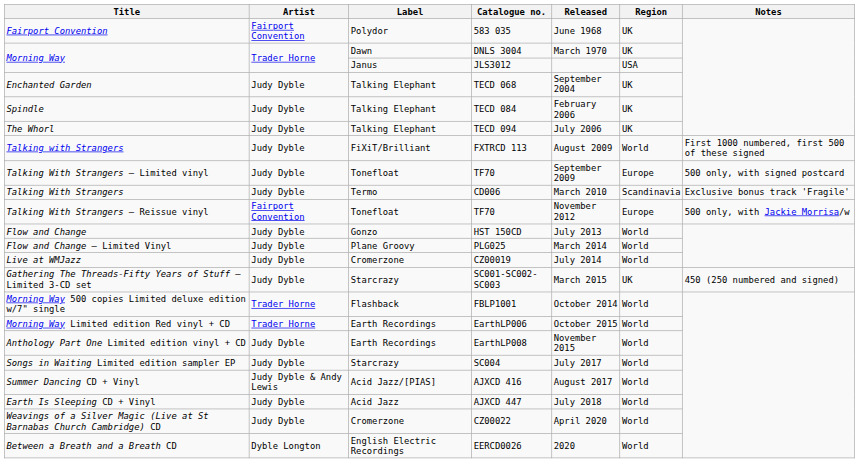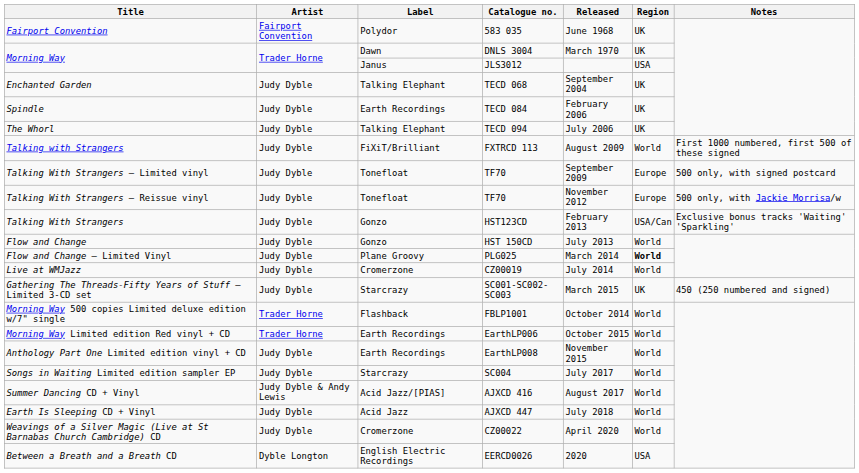(393, 109) Talking Elephant -> (403, 109) Earth Recordings
- row: (65, 192)
(278, 212) Fairport Convention -> (286, 197) Judy Dyble
+ row: (65, 222)
(635, 246) normal -> (648, 256) bold
(635, 446) World -> (642, 456) USA
